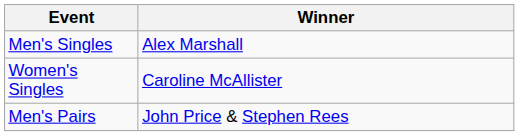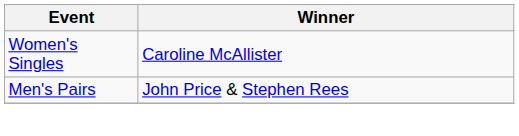- row: (60, 44)
